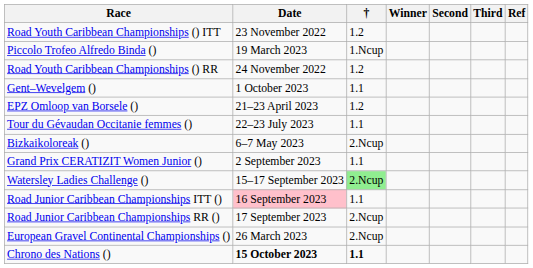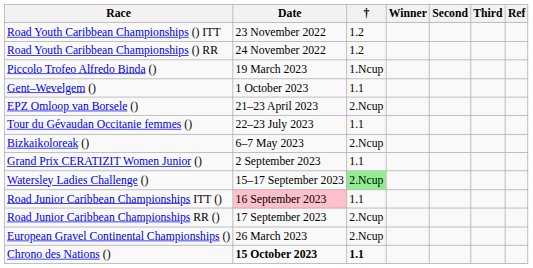rows swapped: (113, 69) <-> (82, 50)
(357, 106) 1.2 -> (366, 106) 2.Ncup
